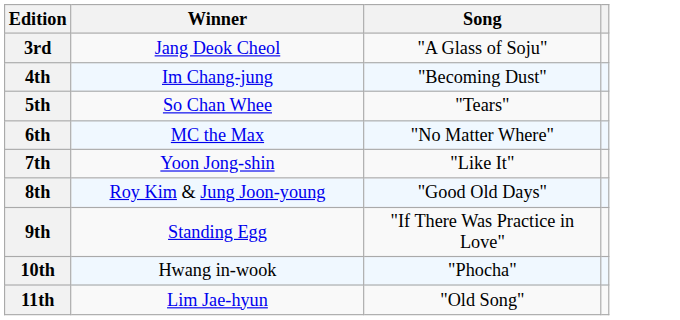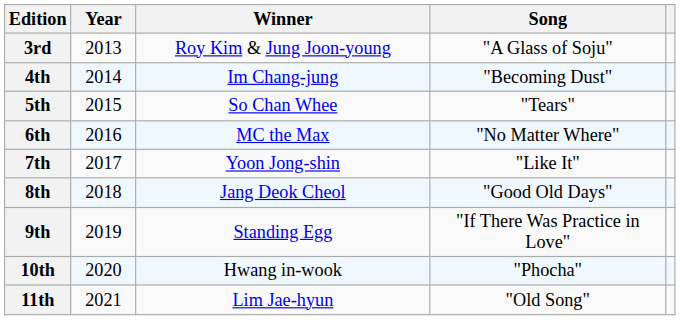+ column: (103, 18)
(217, 47) Jang Deok Cheol -> (283, 47) Roy Kim & Jung Joon-young
(217, 192) Roy Kim & Jung Joon-young -> (283, 192) Jang Deok Cheol
